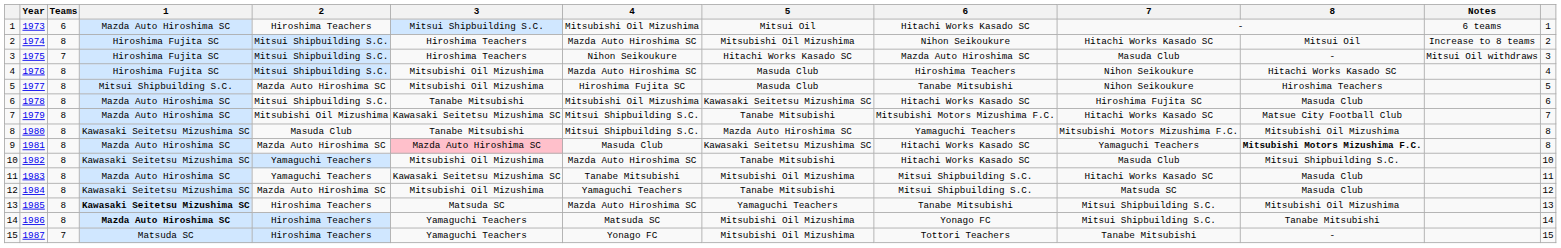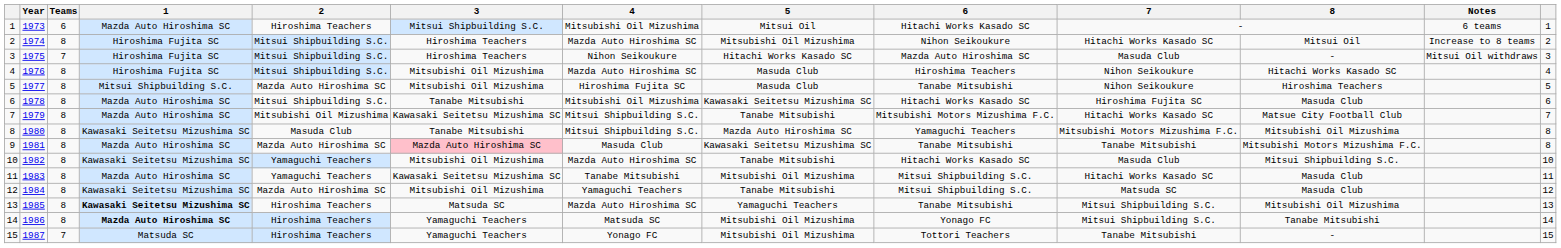(965, 146) Hitachi Works Kasado SC -> (965, 146) Tanabe Mitsubishi
(1149, 146) Yamaguchi Teachers -> (1149, 146) Tanabe Mitsubishi
(1332, 146) bold -> (1332, 146) normal
